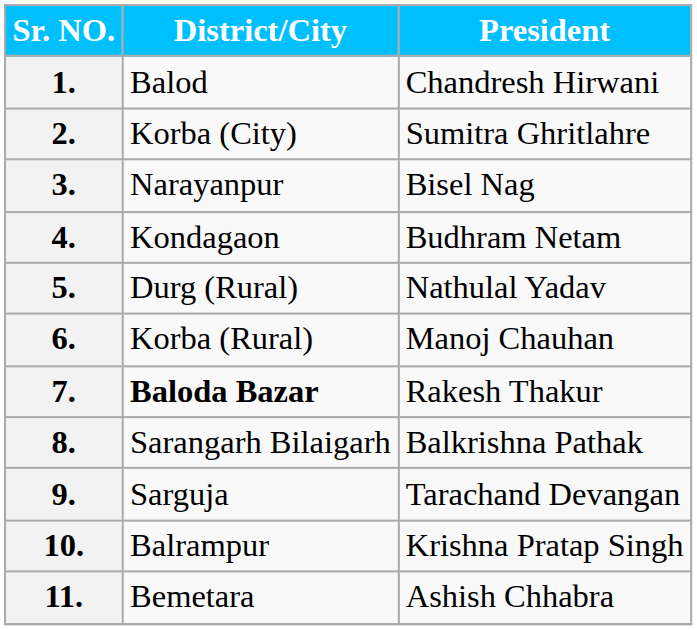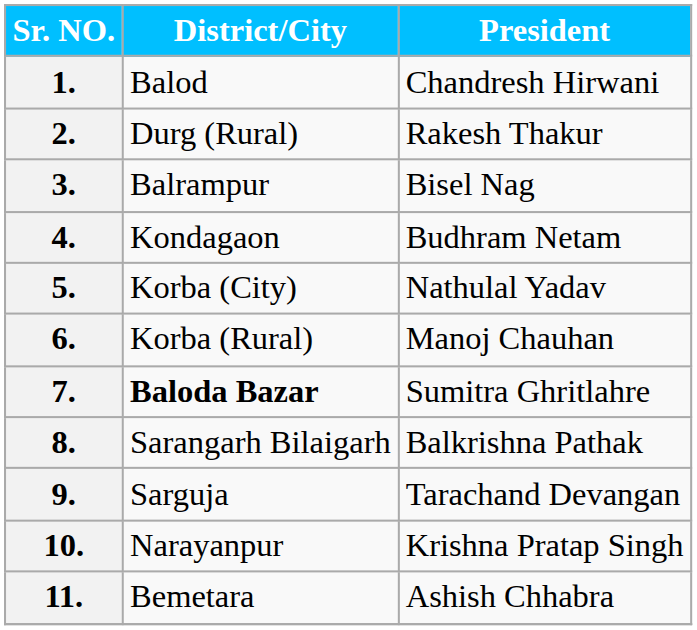(213, 133) Korba (City) -> (214, 133) Durg (Rural)
(528, 133) Sumitra Ghritlahre -> (504, 133) Rakesh Thakur
(207, 184) Narayanpur -> (199, 184) Balrampur
(214, 287) Durg (Rural) -> (213, 287) Korba (City)
(504, 390) Rakesh Thakur -> (528, 390) Sumitra Ghritlahre
(199, 545) Balrampur -> (207, 545) Narayanpur
